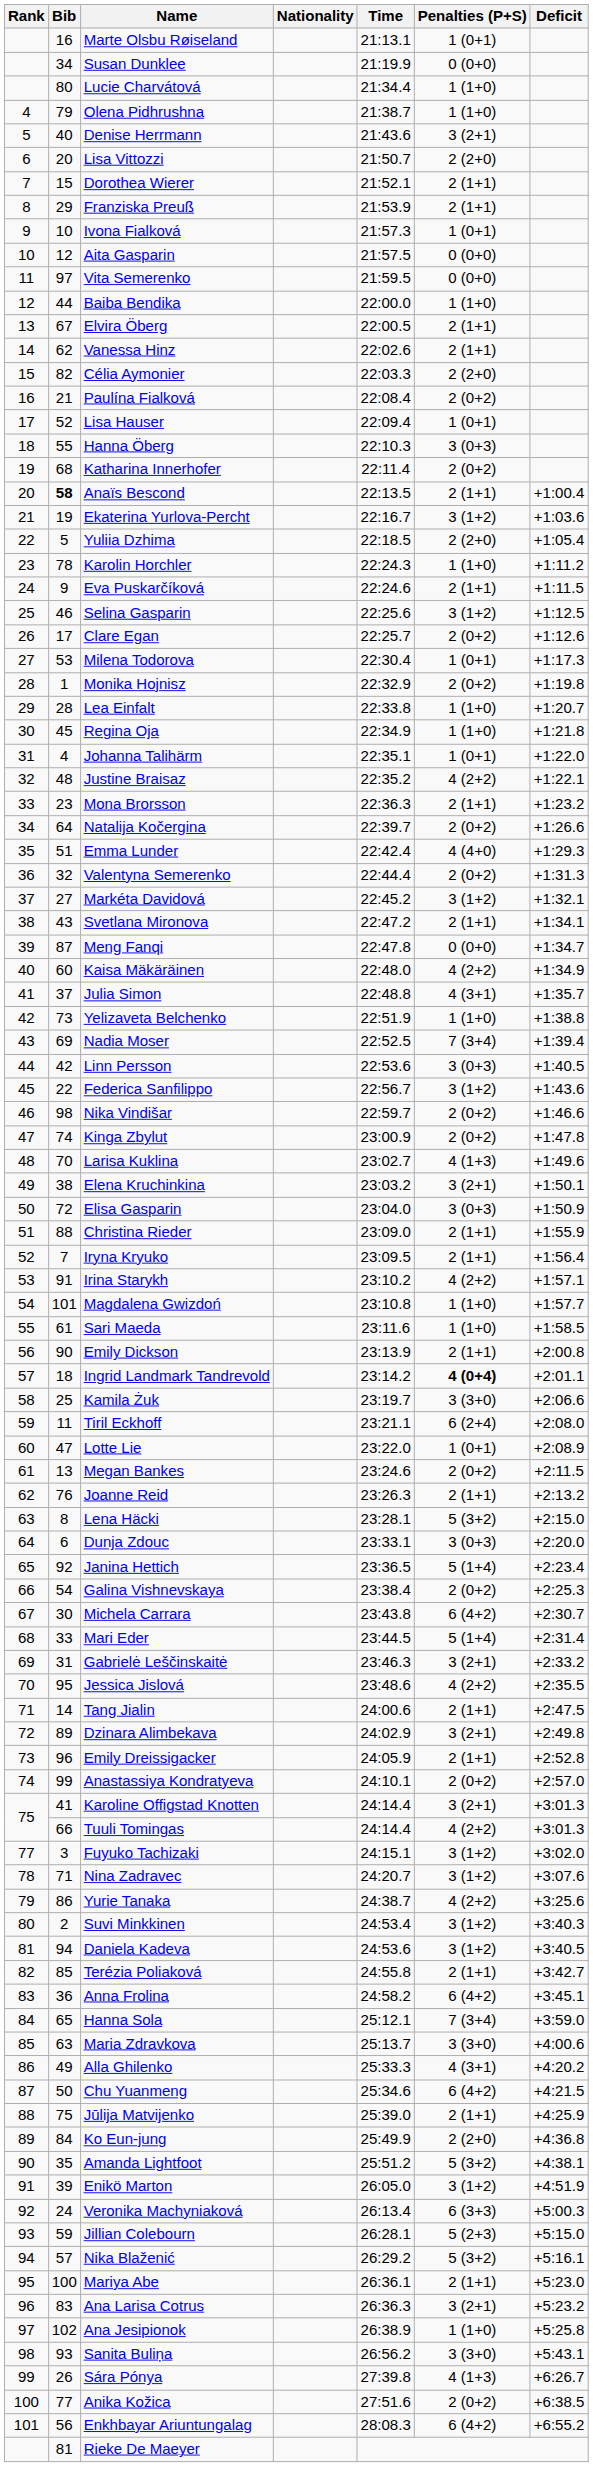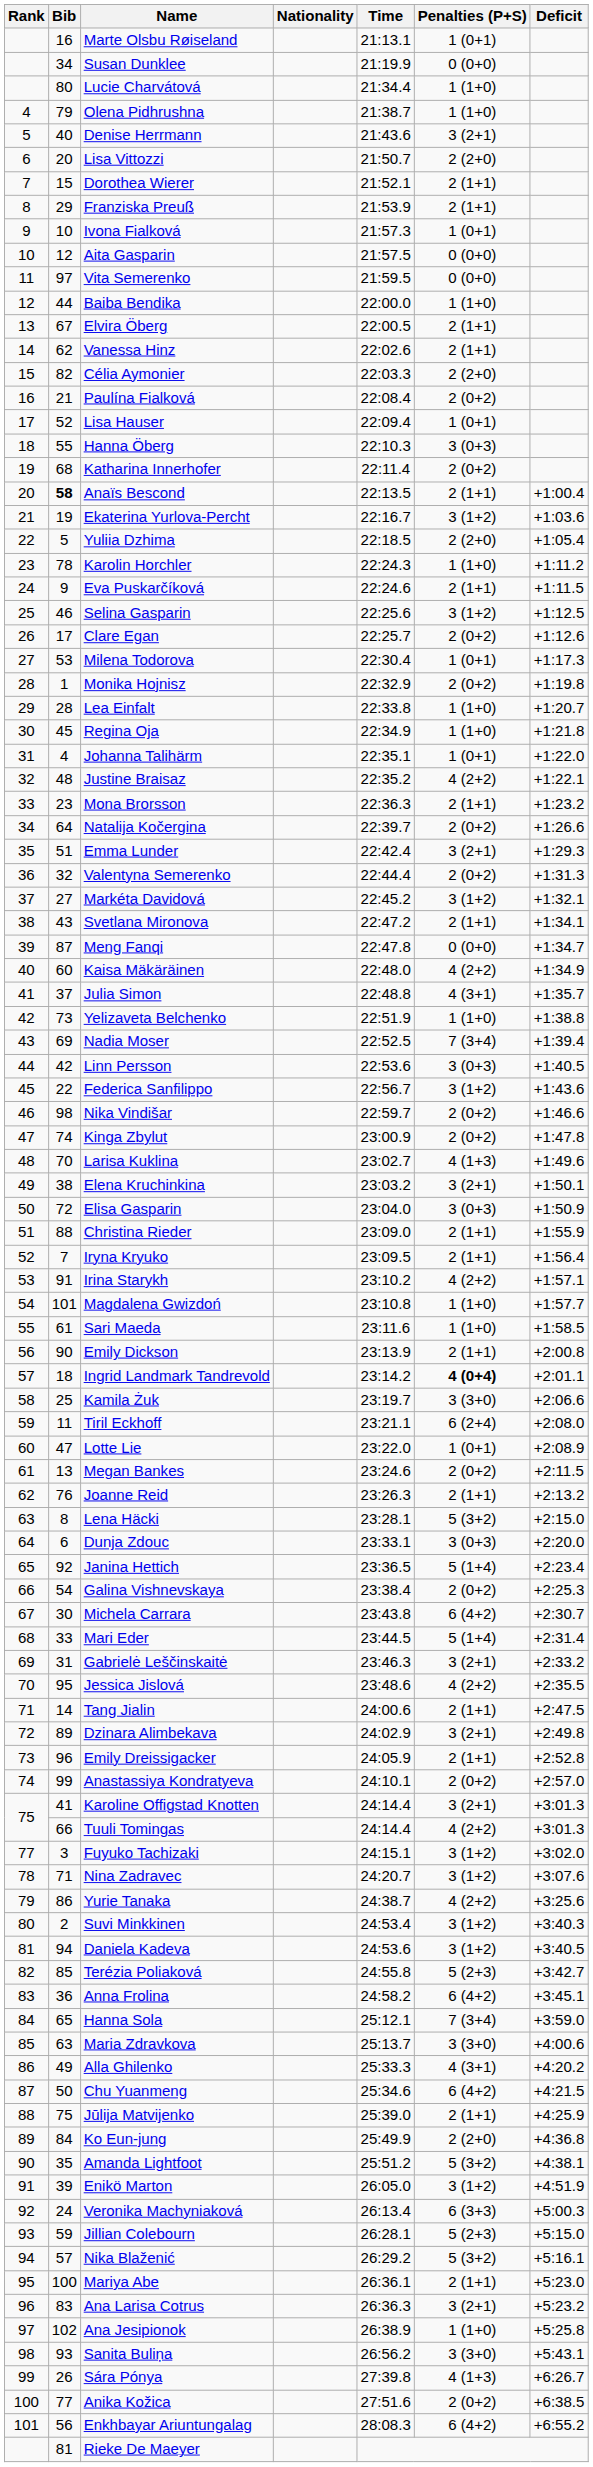(472, 851) 4 (4+0) -> (472, 851) 3 (2+1)
(472, 1972) 2 (1+1) -> (472, 1972) 5 (2+3)
